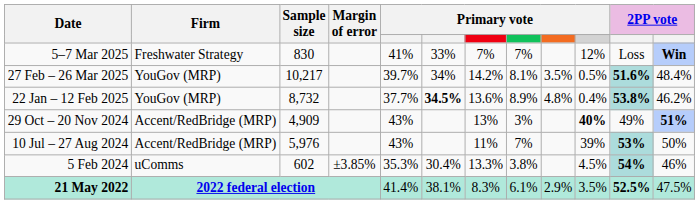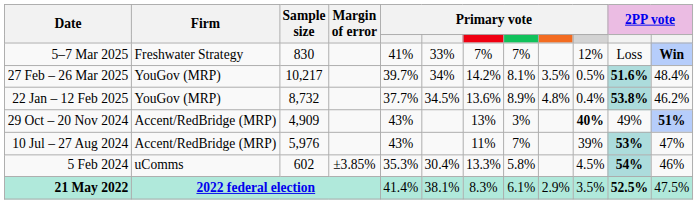(443, 99) bold -> (442, 99) normal
(674, 143) 50% -> (672, 143) 47%
(524, 165) 3.8% -> (521, 165) 5.8%
